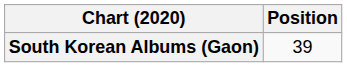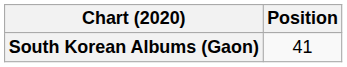(303, 47) 39 -> (303, 47) 41
